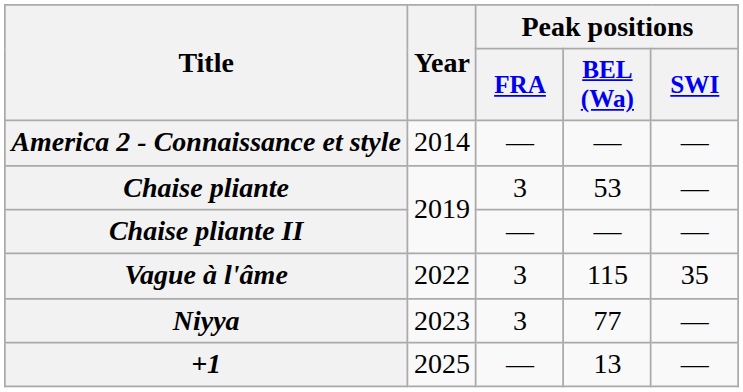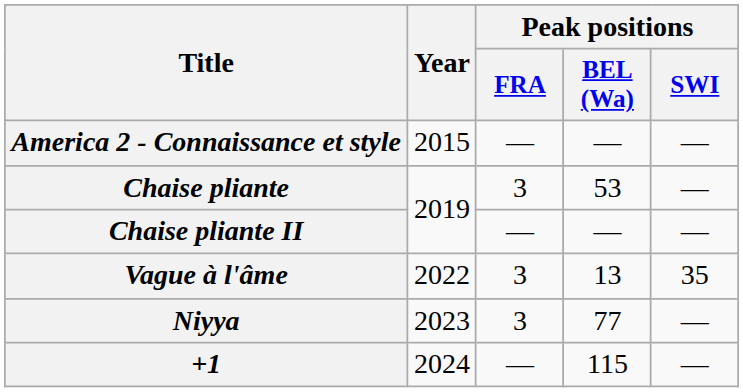(442, 142) 2014 -> (442, 142) 2015
(607, 275) 115 -> (607, 275) 13
(442, 364) 2025 -> (442, 364) 2024
(607, 364) 13 -> (607, 364) 115
